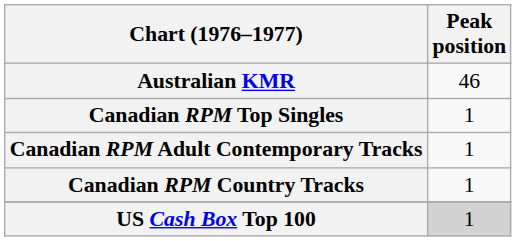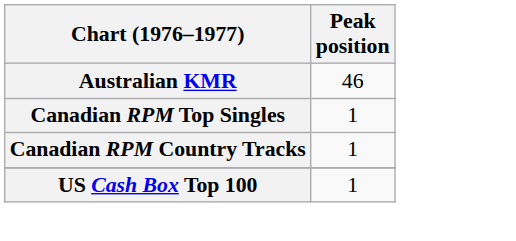- row: (216, 149)
(469, 218) lightgrey background -> (353, 184) no background
